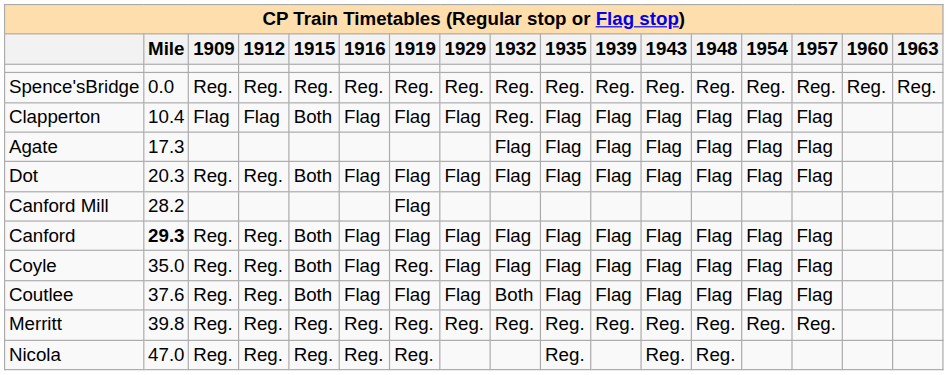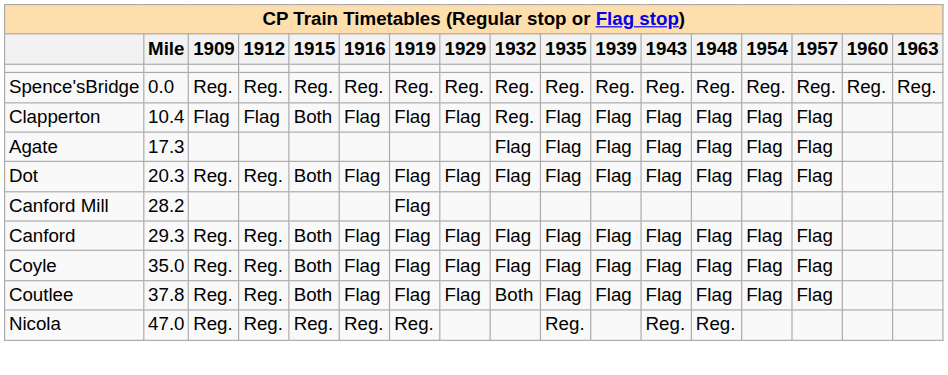(166, 235) bold -> (166, 235) normal
(414, 265) Reg. -> (412, 265) Flag
(166, 295) 37.6 -> (166, 295) 37.8
- row: (35, 324)
